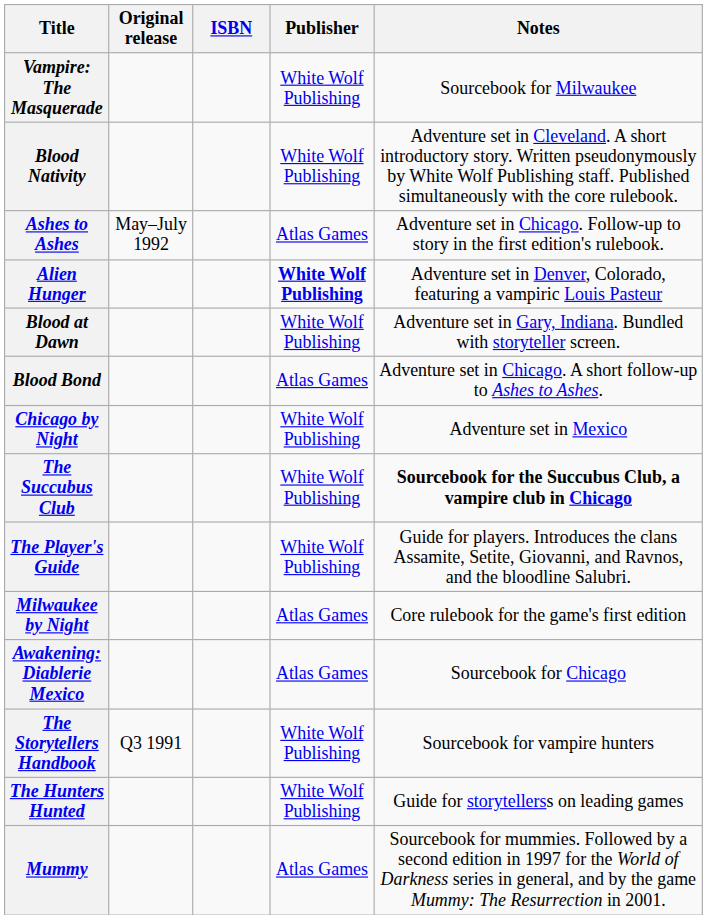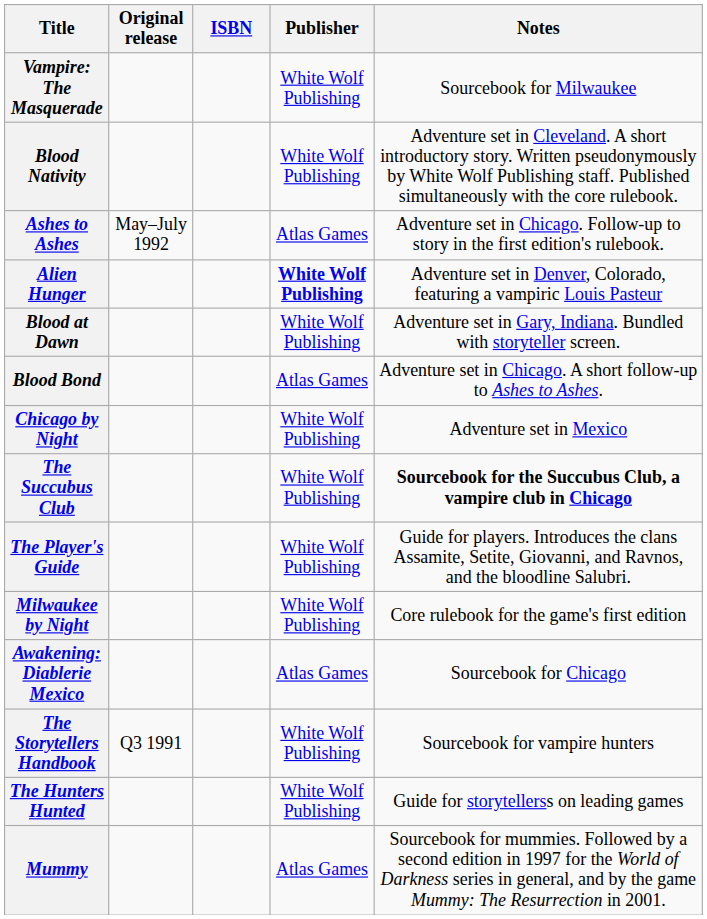(322, 615) Atlas Games -> (322, 615) White Wolf Publishing
